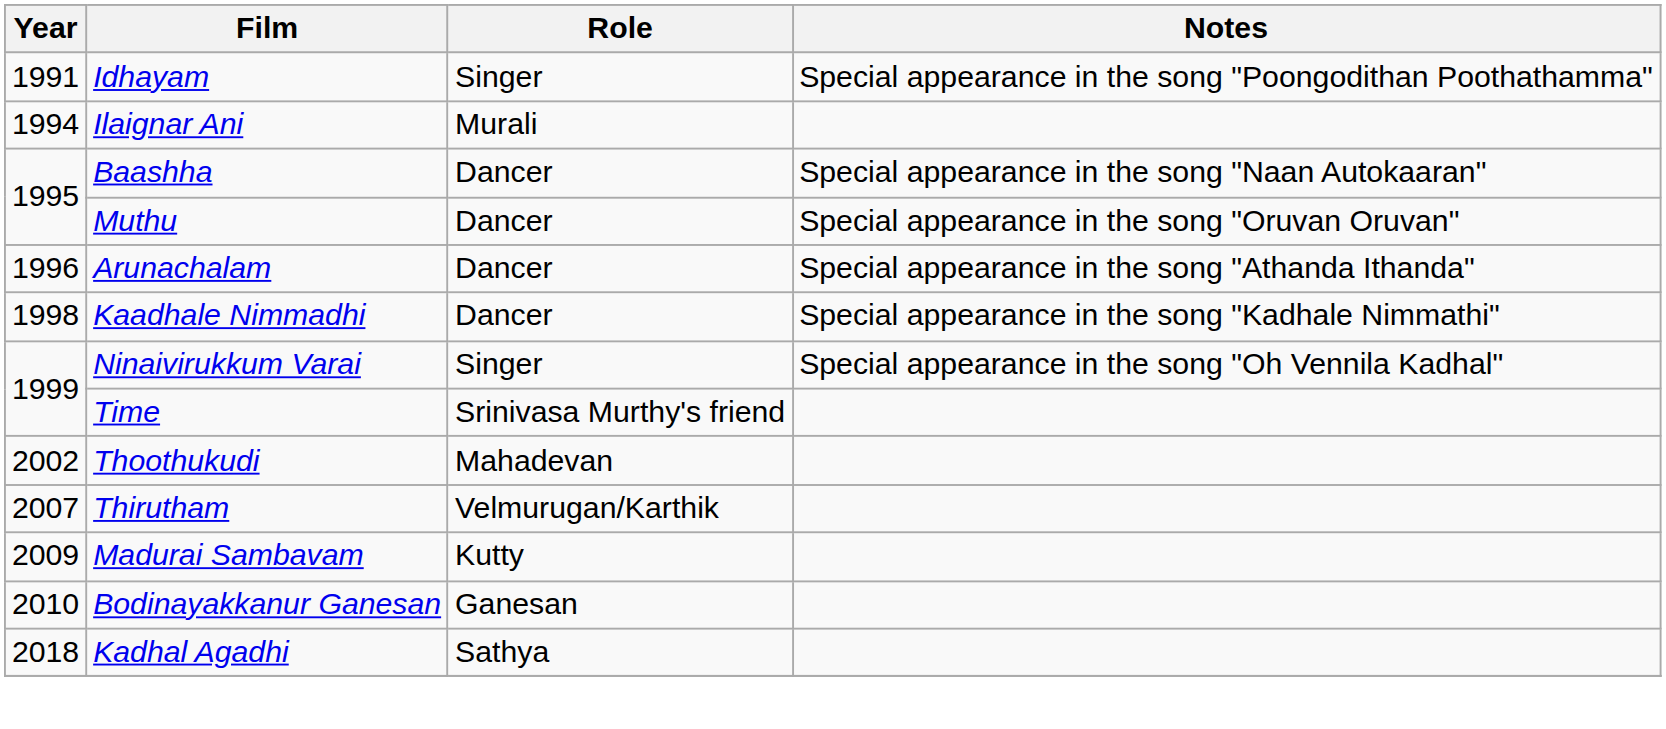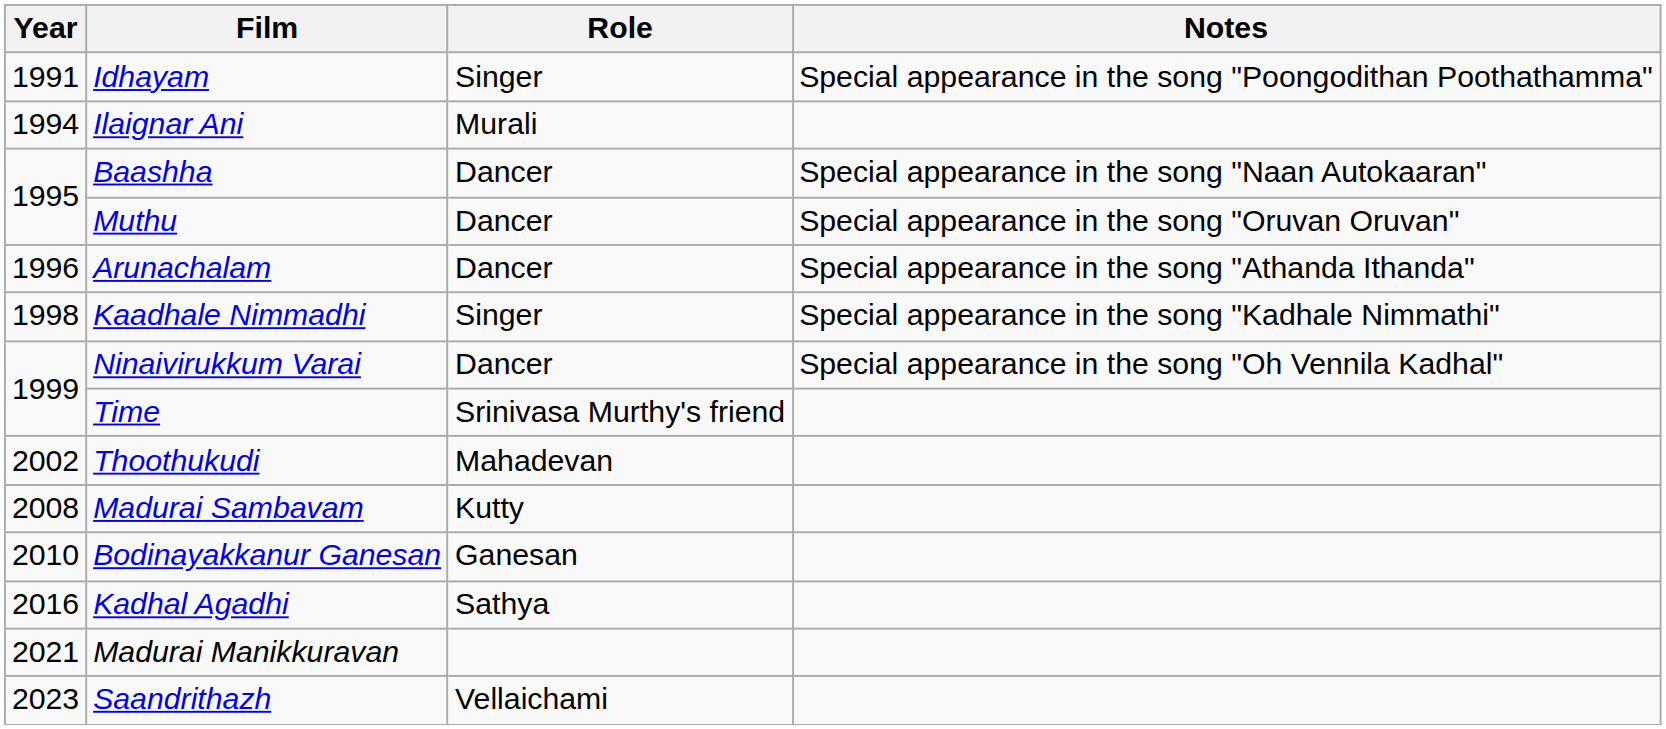(504, 316) Dancer -> (499, 316) Singer
(499, 364) Singer -> (504, 364) Dancer
- row: (161, 508)
(46, 556) 2009 -> (46, 508) 2008
(46, 651) 2018 -> (46, 603) 2016
+ row: (246, 651)
+ row: (182, 699)
